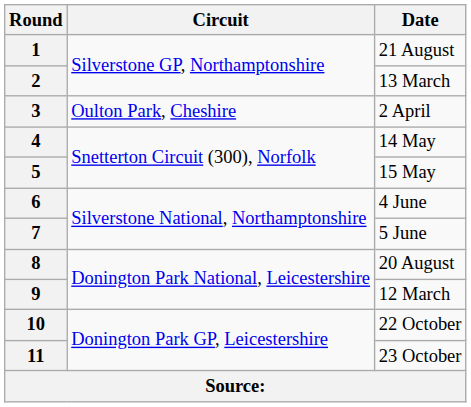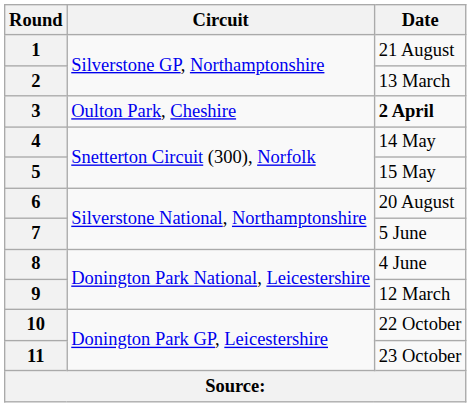(405, 110) normal -> (406, 110) bold
(403, 202) 4 June -> (417, 202) 20 August
(417, 263) 20 August -> (403, 263) 4 June
